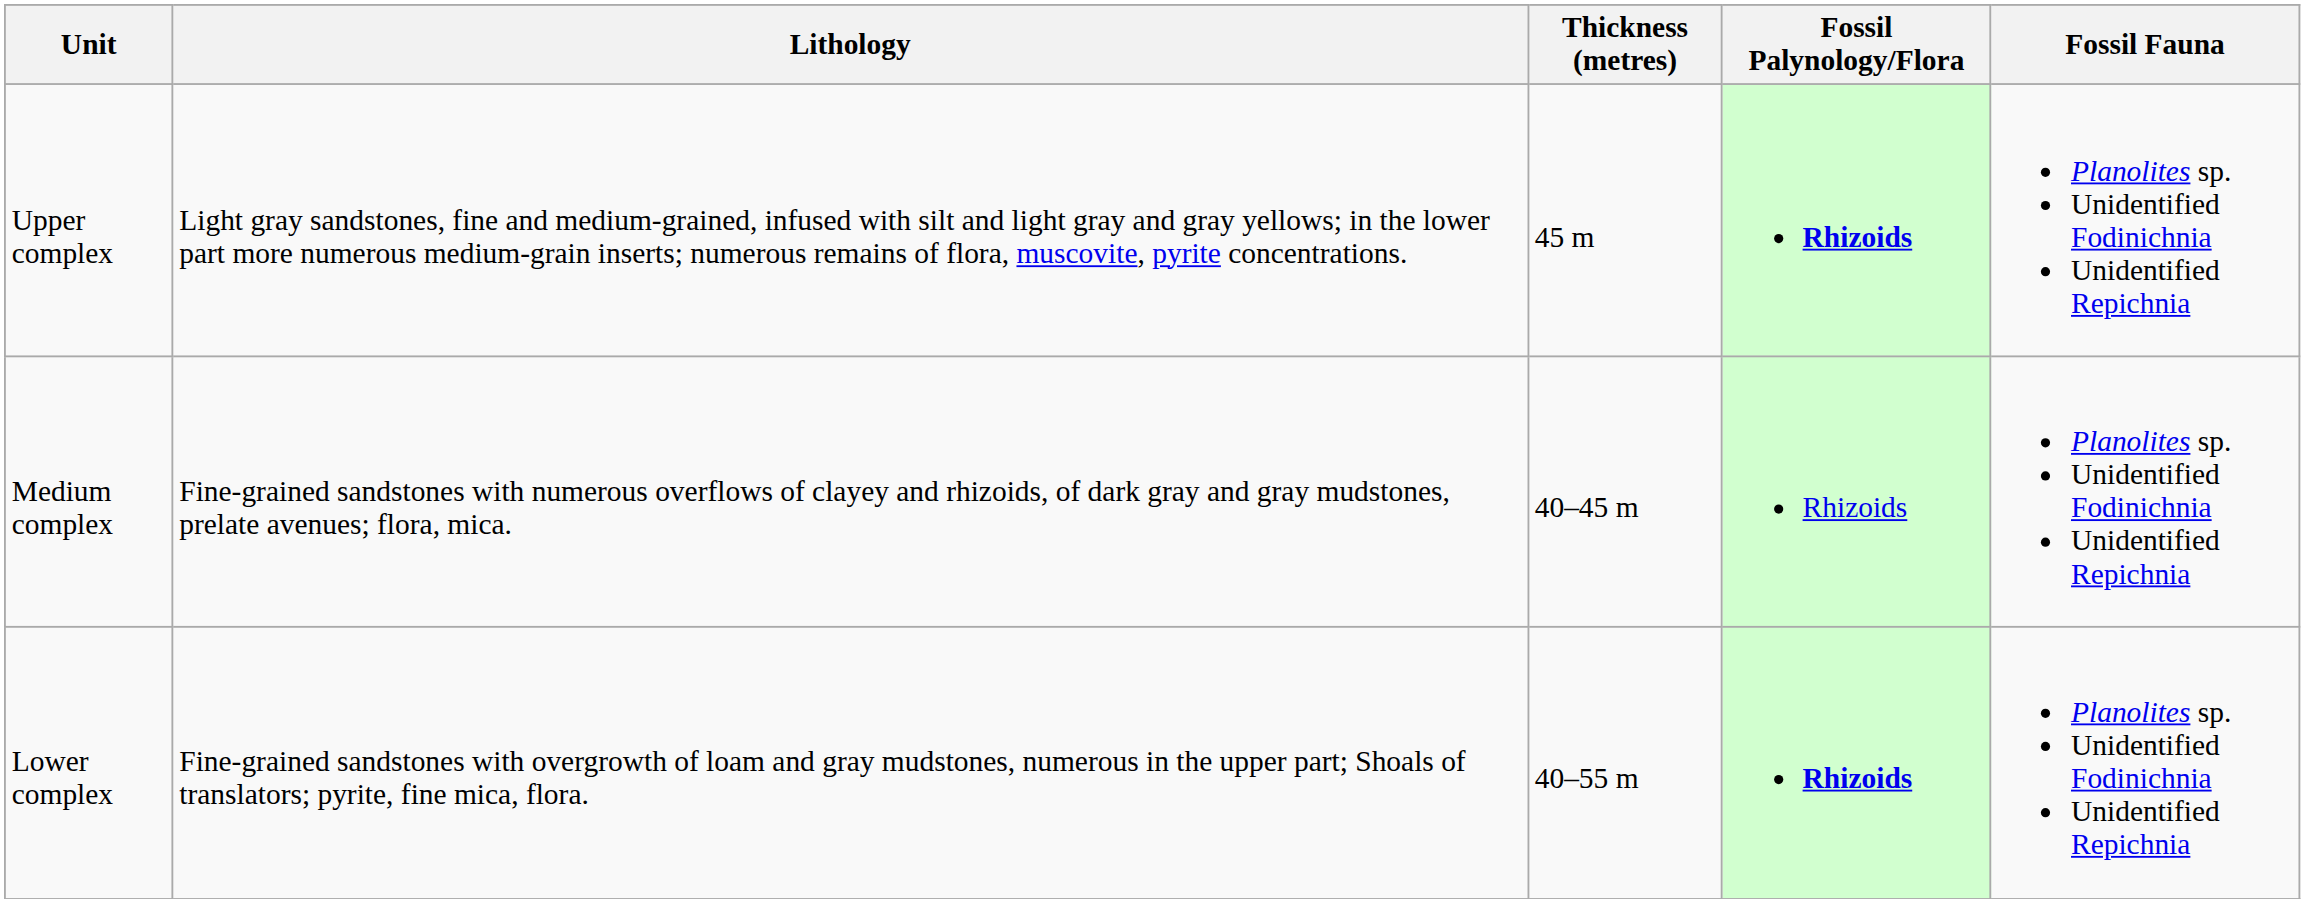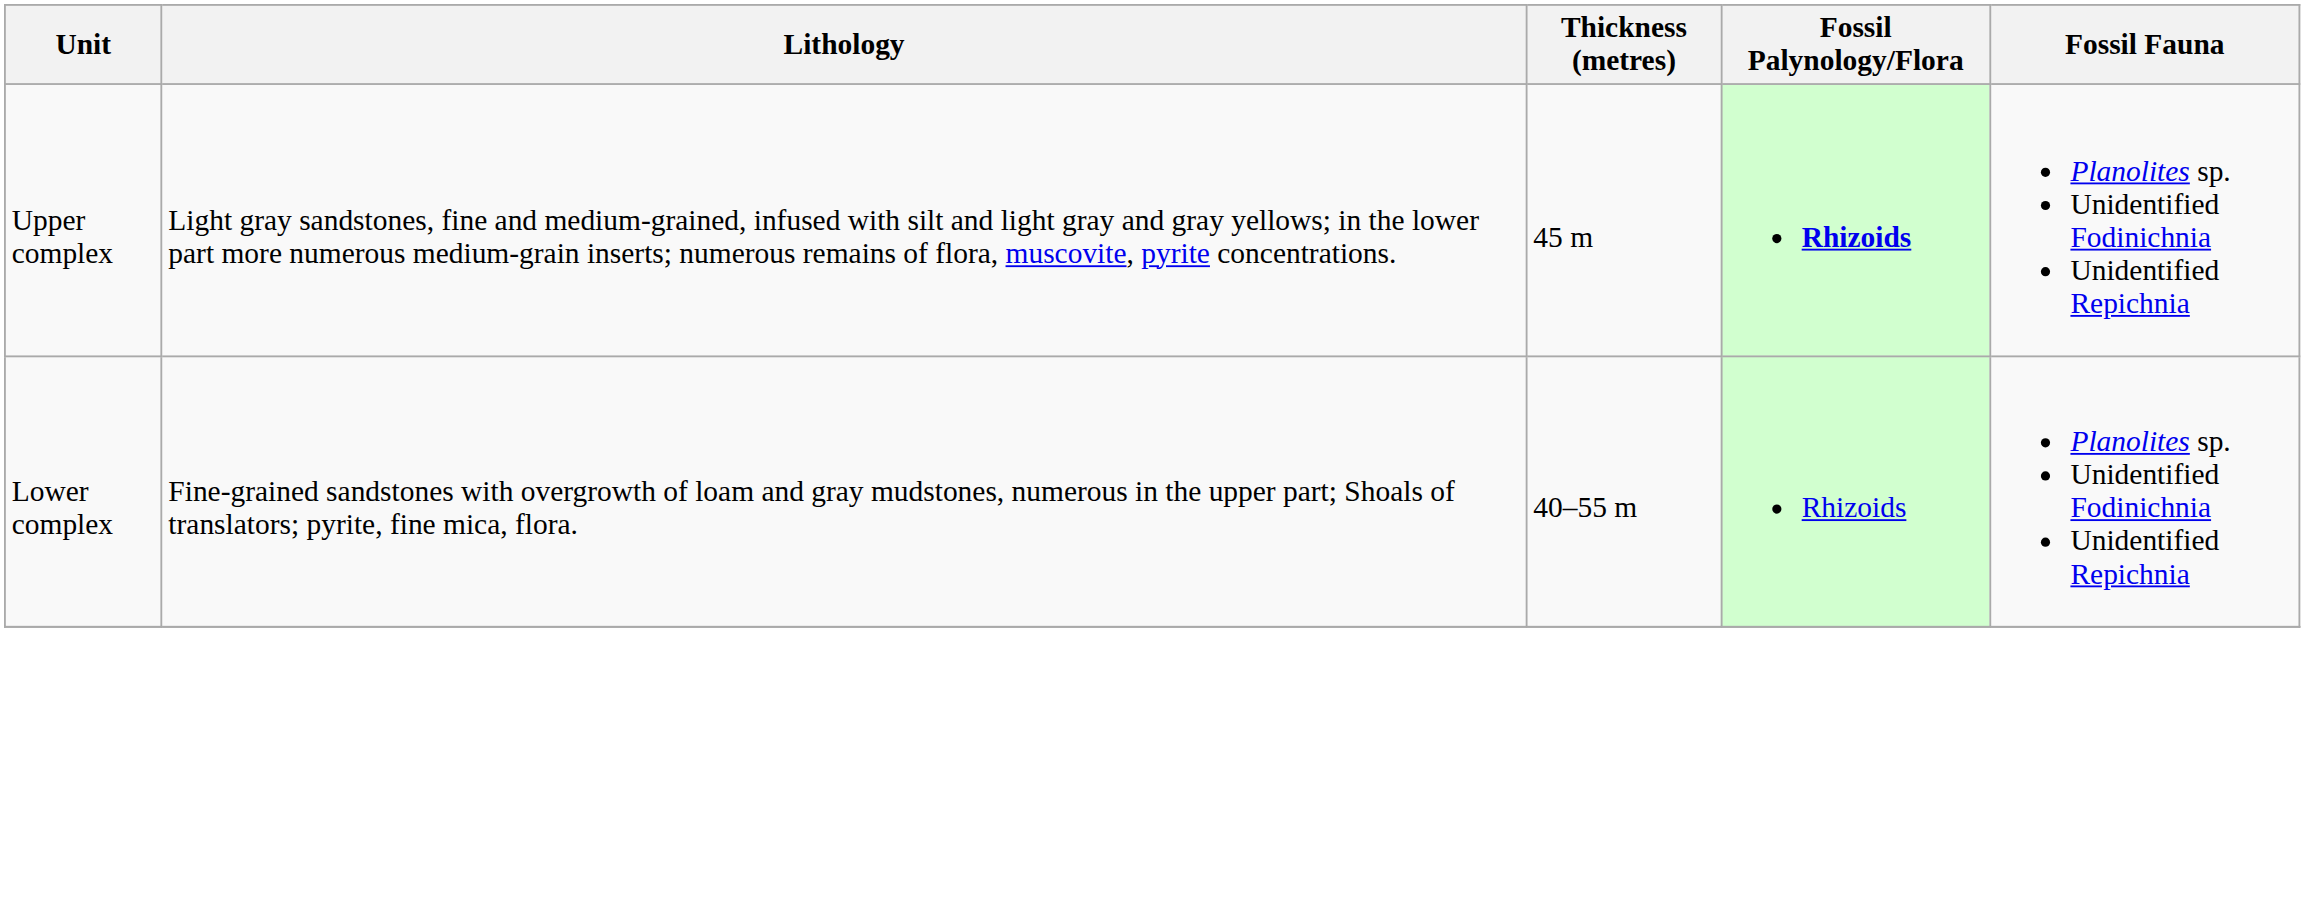- row: (62, 507)
(1856, 779) bold -> (1856, 508) normal
